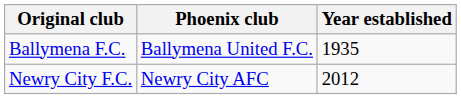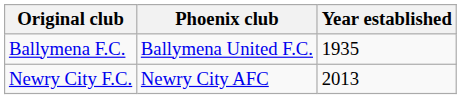(340, 78) 2012 -> (340, 78) 2013
